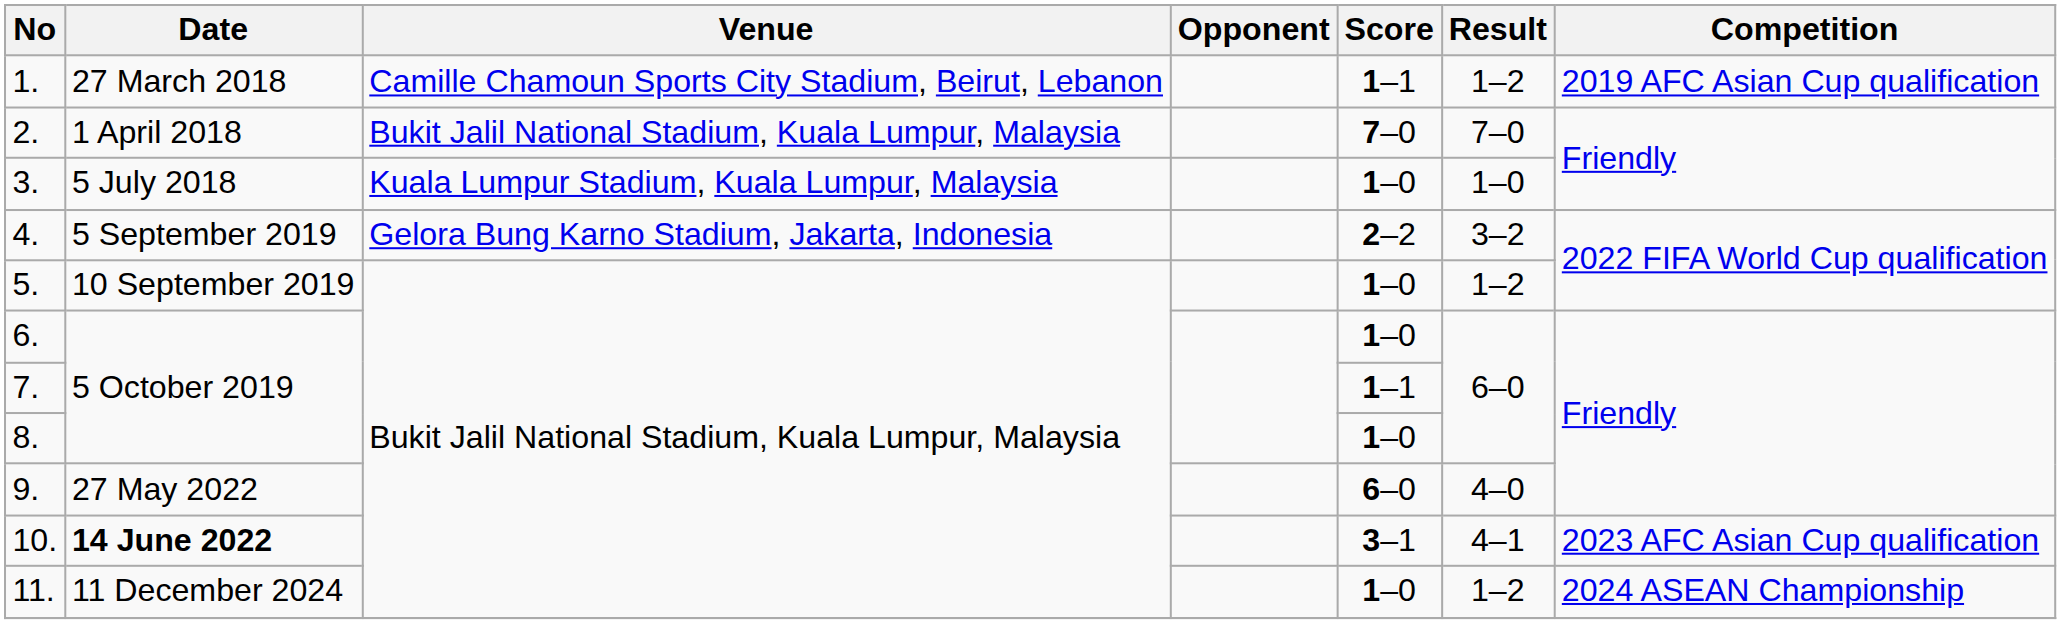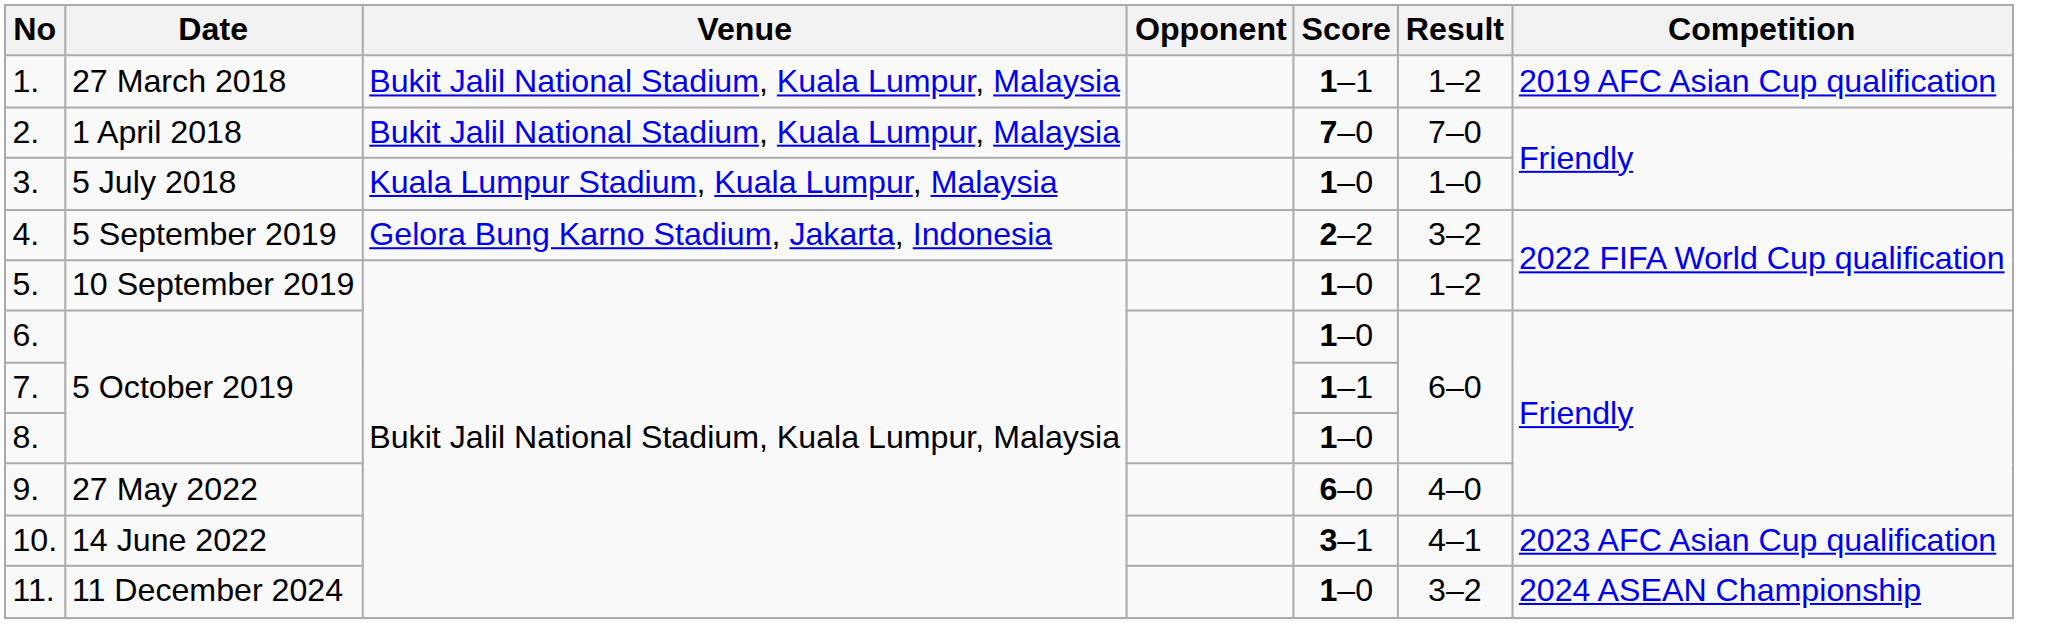(766, 81) Camille Chamoun Sports City Stadium, Beirut, Lebanon -> (745, 81) Bukit Jalil National Stadium, Kuala Lumpur, Malaysia
(172, 540) bold -> (169, 540) normal
(1498, 591) 1–2 -> (1455, 591) 3–2
